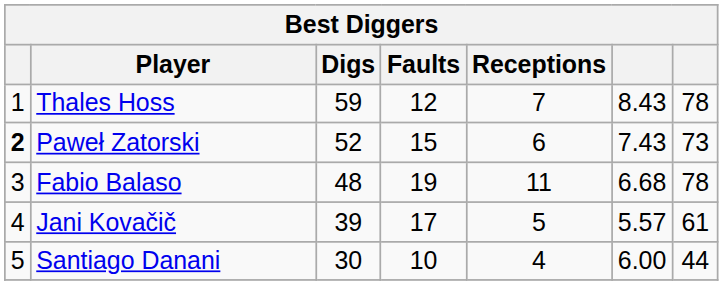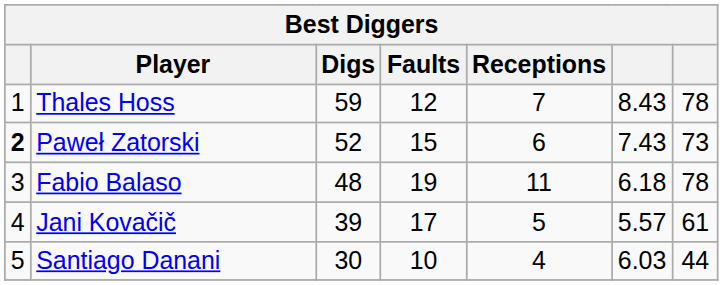(642, 182) 6.68 -> (642, 182) 6.18
(642, 261) 6.00 -> (642, 261) 6.03
